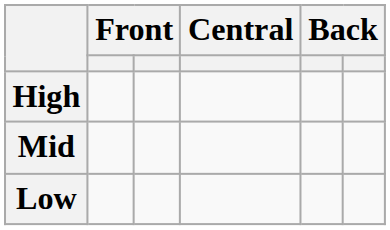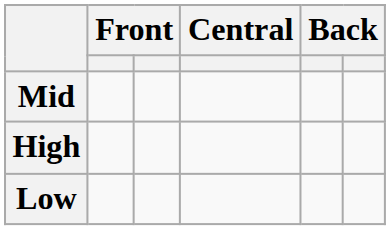rows swapped: (46, 95) <-> (46, 146)
